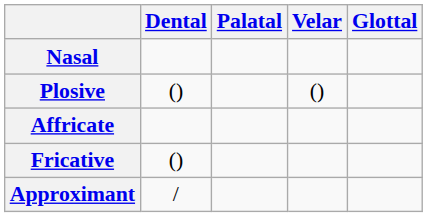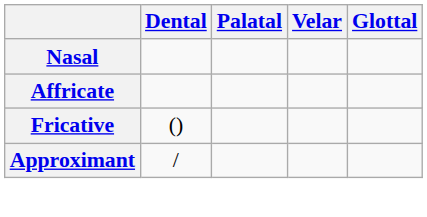- row: (72, 90)
